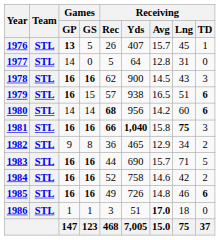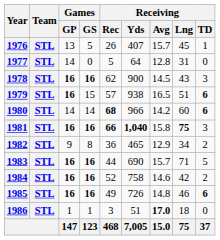(69, 45) bold -> (69, 45) normal
(136, 111) 956 -> (136, 111) 966
